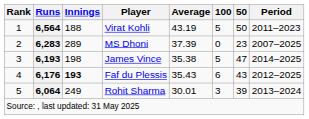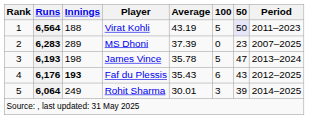(242, 28) no background -> (242, 28) lavender background
(184, 59) 35.38 -> (184, 59) 35.78
(276, 59) 2014–2025 -> (276, 59) 2013–2024
(276, 91) 2013–2024 -> (276, 91) 2014–2025
